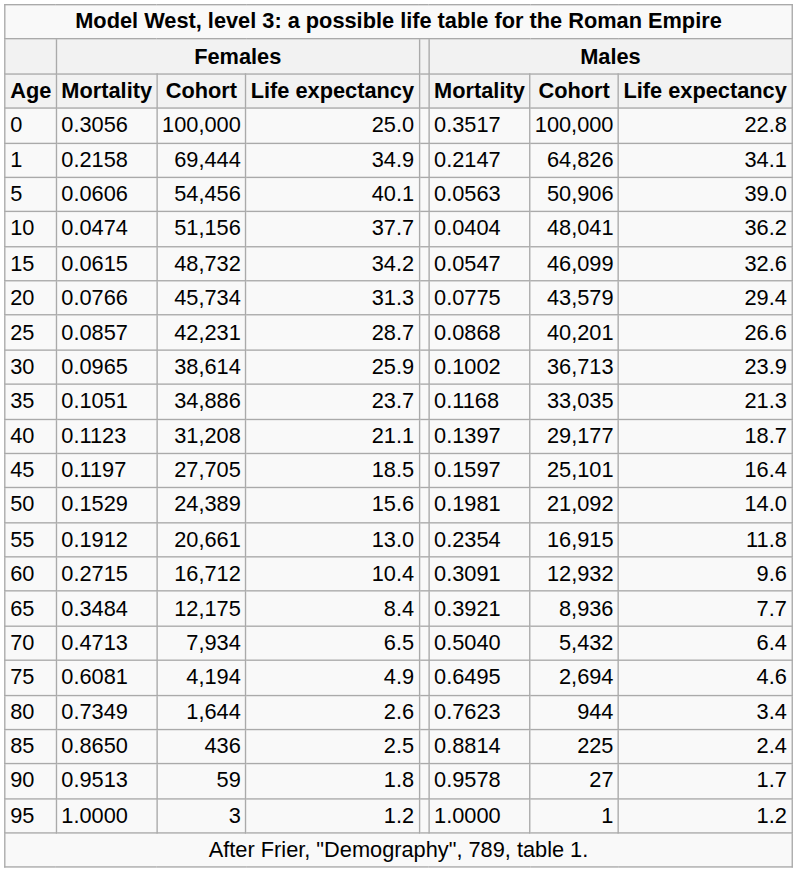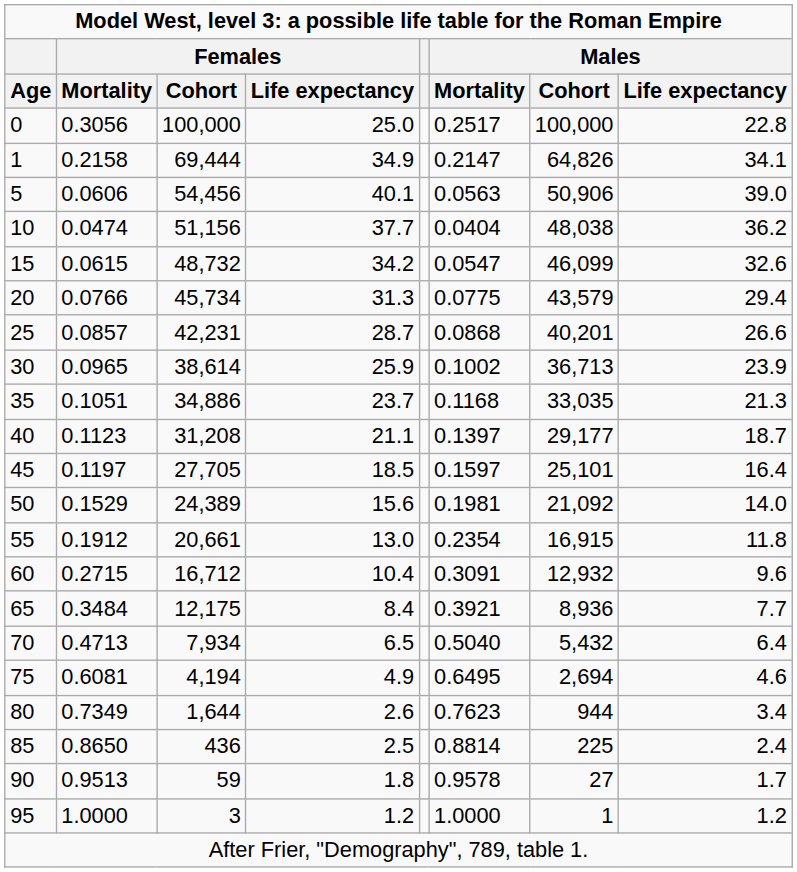(467, 125) 0.3517 -> (467, 125) 0.2517
(580, 228) 48,041 -> (580, 228) 48,038
